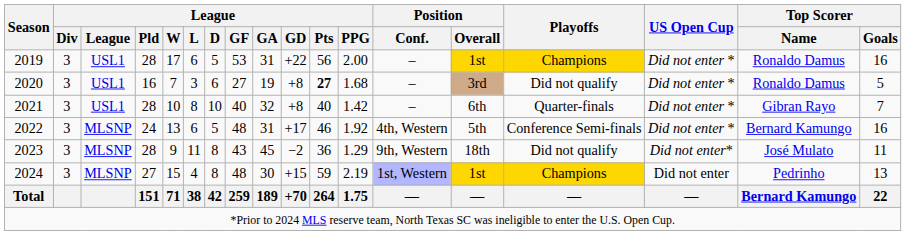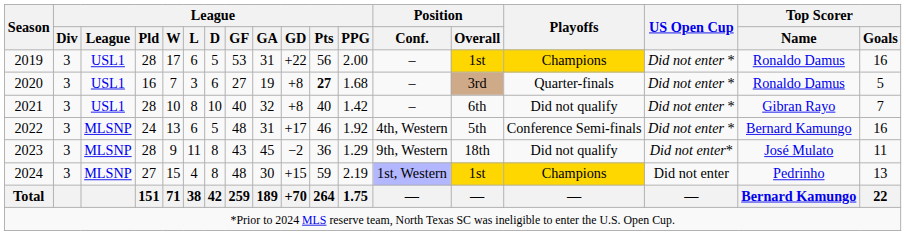(574, 83) Did not qualify -> (574, 83) Quarter-finals
(574, 106) Quarter-finals -> (574, 106) Did not qualify
